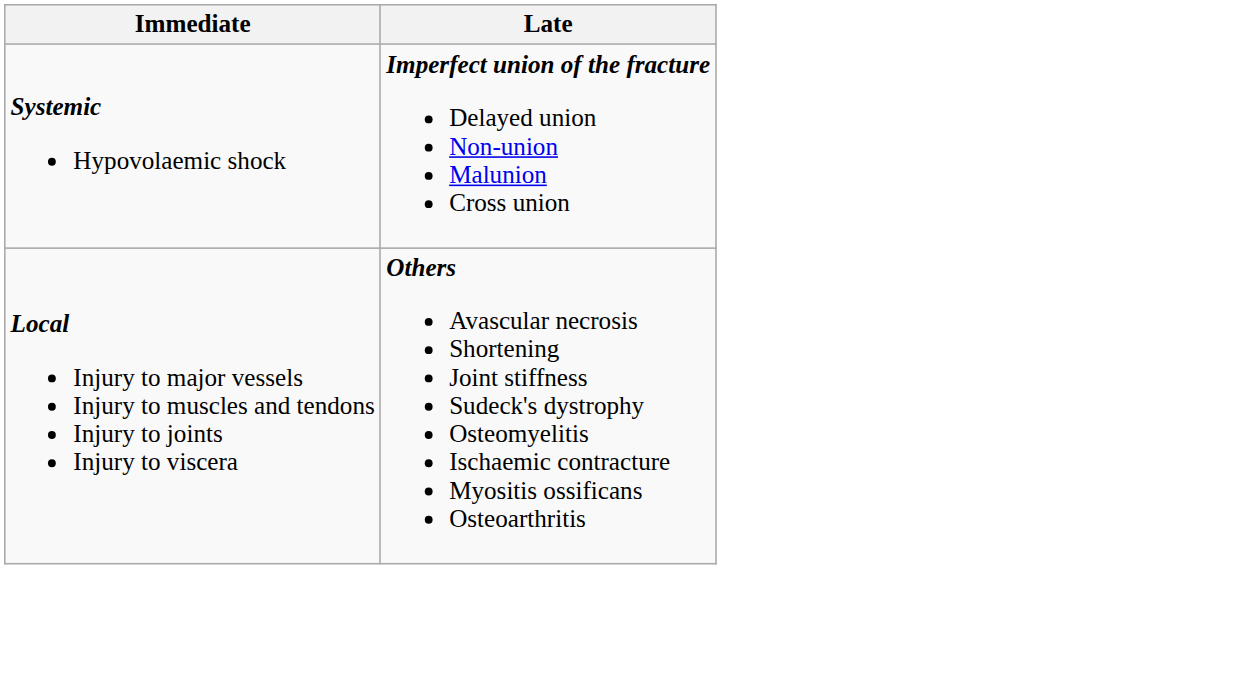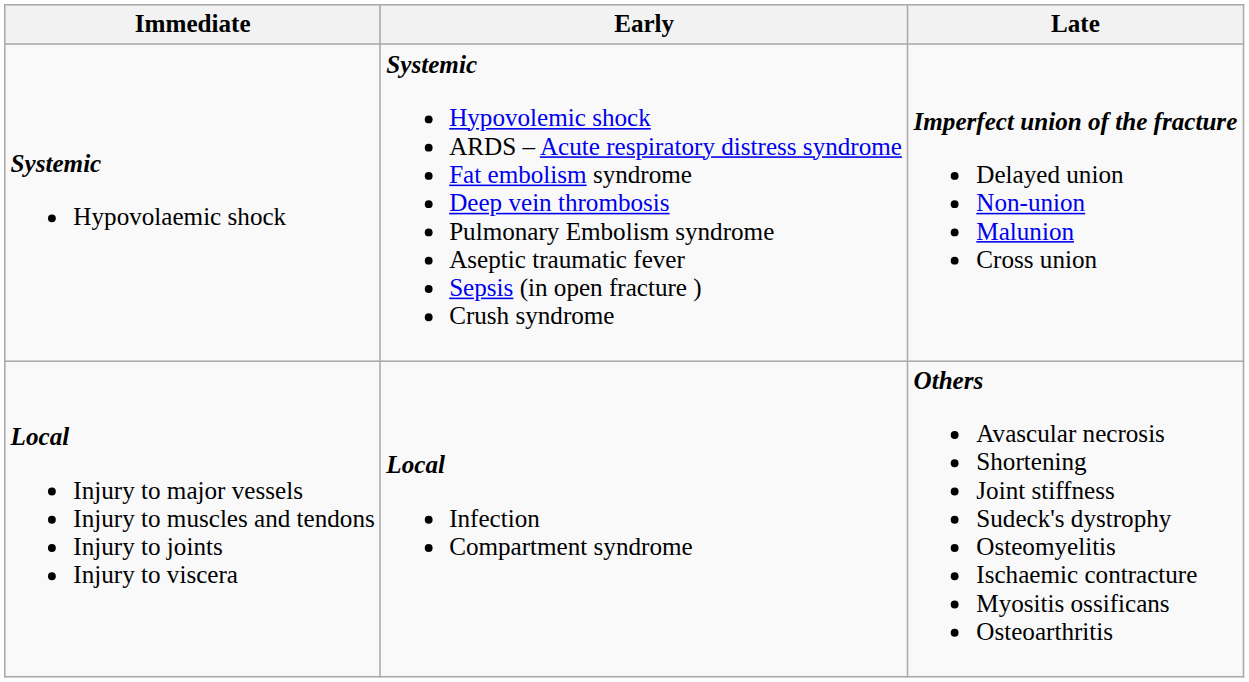+ column: (644, 24)
